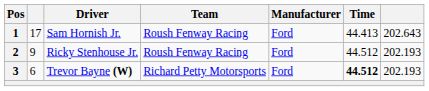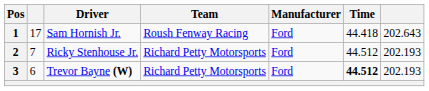(362, 33) 44.413 -> (362, 33) 44.418
(33, 52) 9 -> (33, 52) 7
(196, 52) Roush Fenway Racing -> (205, 52) Richard Petty Motorsports
